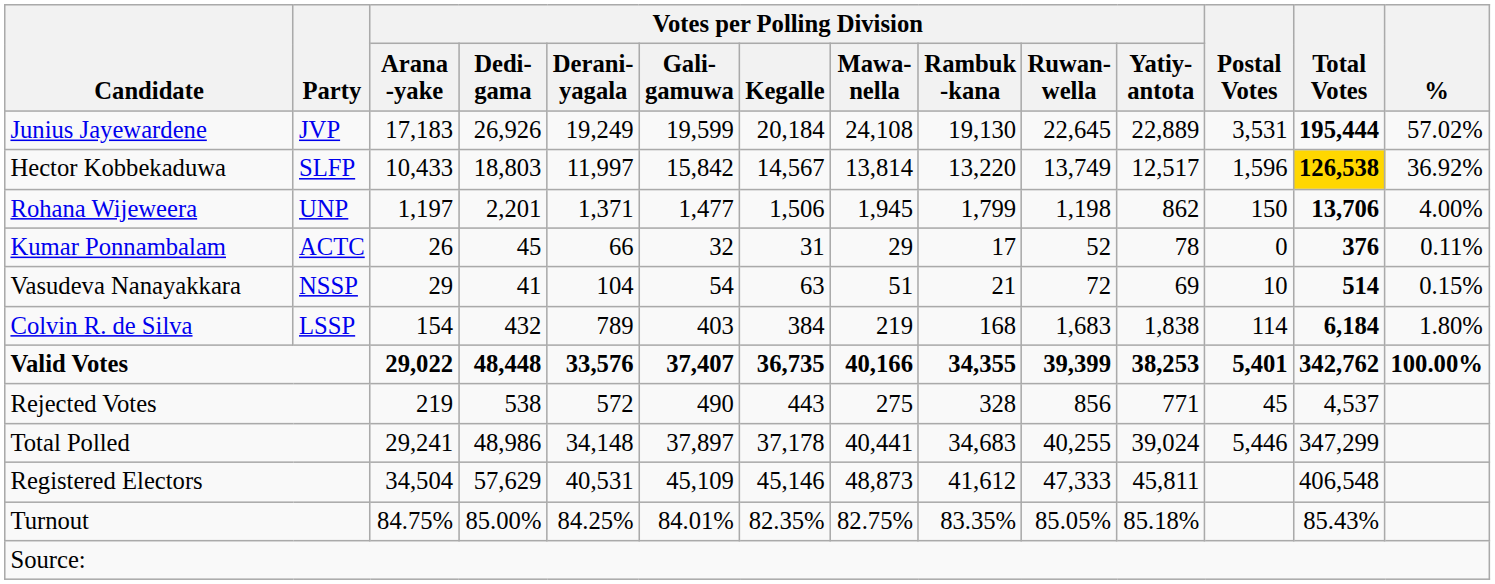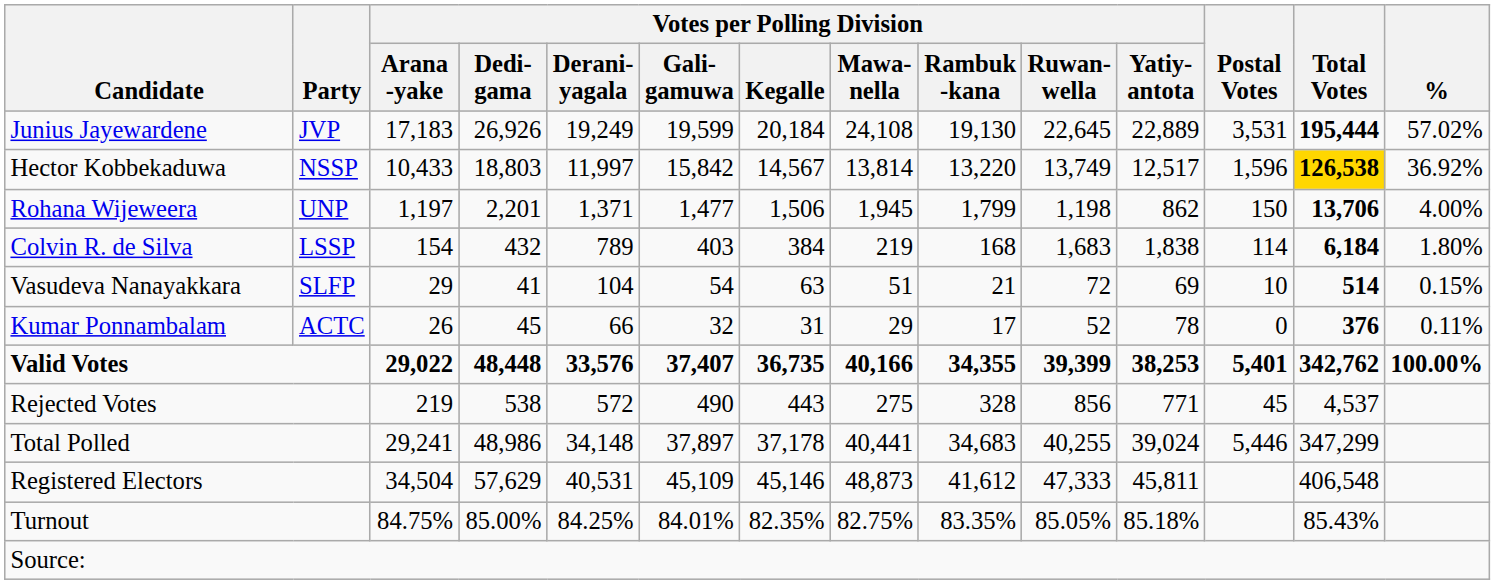(327, 168) SLFP -> (328, 168) NSSP
rows swapped: (101, 325) <-> (118, 247)
(328, 286) NSSP -> (327, 286) SLFP
